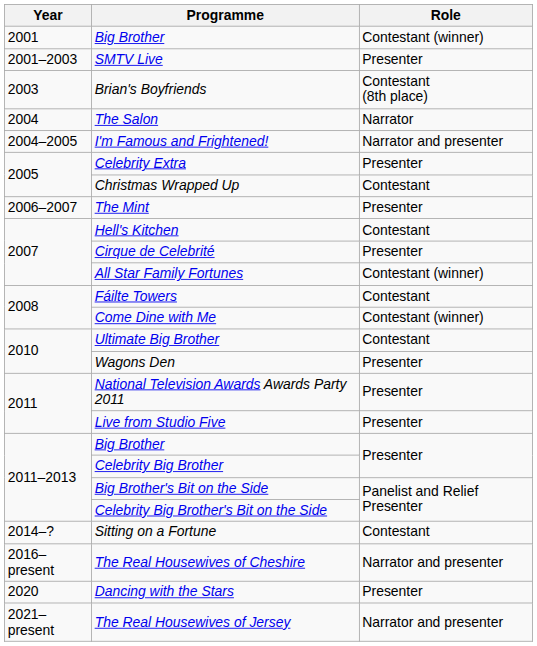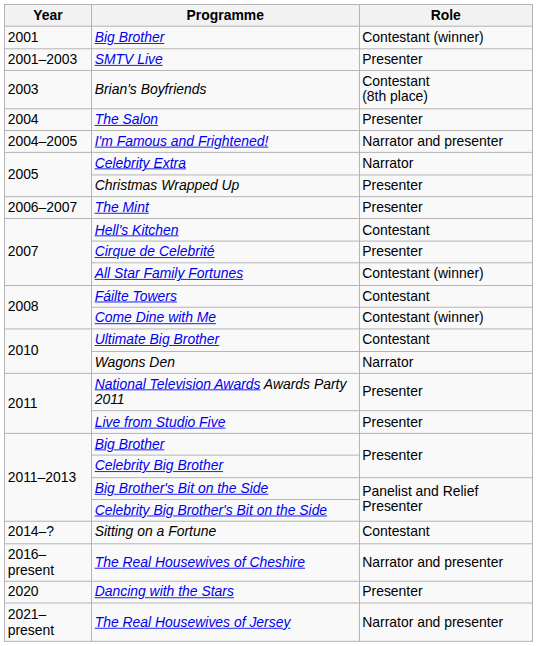(388, 119) Narrator -> (392, 119) Presenter
(392, 163) Presenter -> (388, 163) Narrator
(396, 185) Contestant -> (392, 185) Presenter
(392, 362) Presenter -> (388, 362) Narrator
